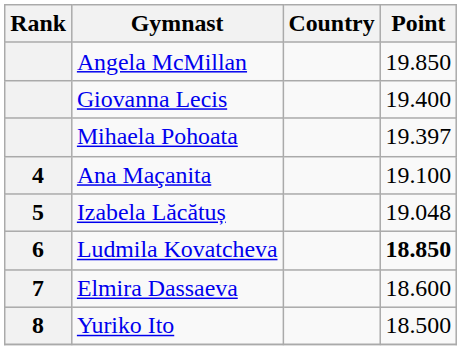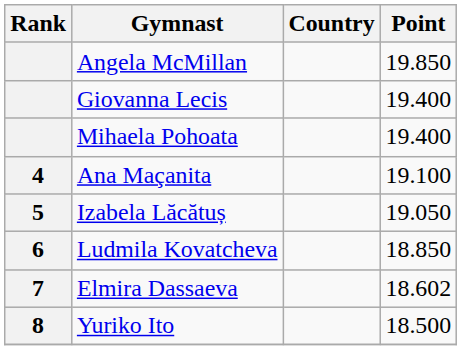(418, 136) 19.397 -> (418, 136) 19.400
(418, 212) 19.048 -> (418, 212) 19.050
(418, 250) bold -> (418, 250) normal
(418, 288) 18.600 -> (418, 288) 18.602
